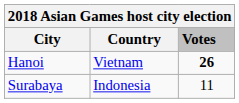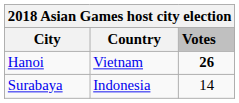(207, 86) 11 -> (207, 86) 14
